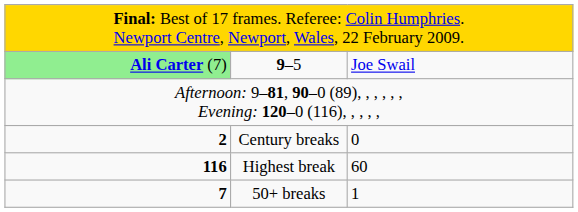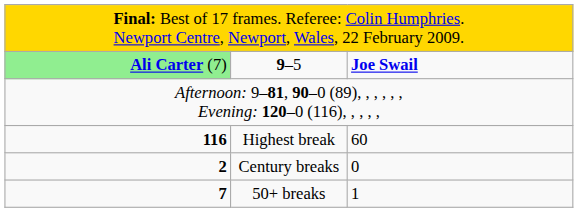(383, 65) normal -> (384, 65) bold
rows swapped: (289, 166) <-> (289, 139)
